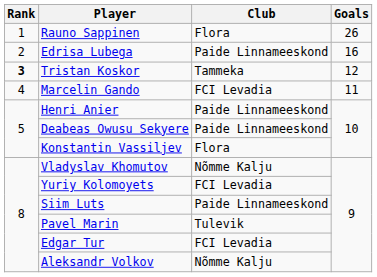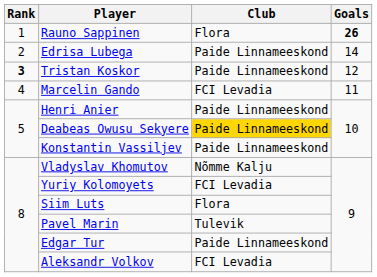(352, 33) normal -> (352, 33) bold
(352, 52) 16 -> (352, 52) 14
(219, 71) Tammeka -> (261, 71) Paide Linnameeskond
(261, 128) no background -> (261, 128) gold background
(212, 147) Flora -> (261, 147) Paide Linnameeskond
(261, 205) Paide Linnameeskond -> (212, 205) Flora
(233, 243) FCI Levadia -> (261, 243) Paide Linnameeskond
(233, 262) Nõmme Kalju -> (233, 262) FCI Levadia
